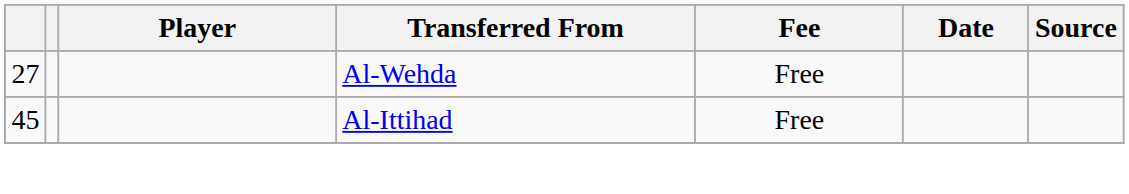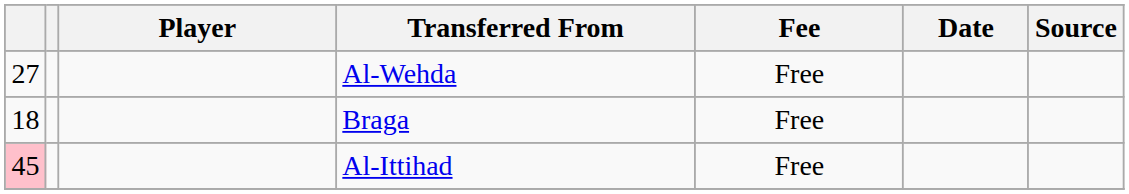+ row: (376, 119)
(25, 119) no background -> (25, 166) pink background
